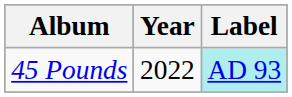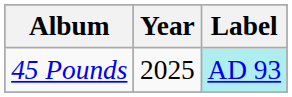(167, 69) 2022 -> (167, 69) 2025
